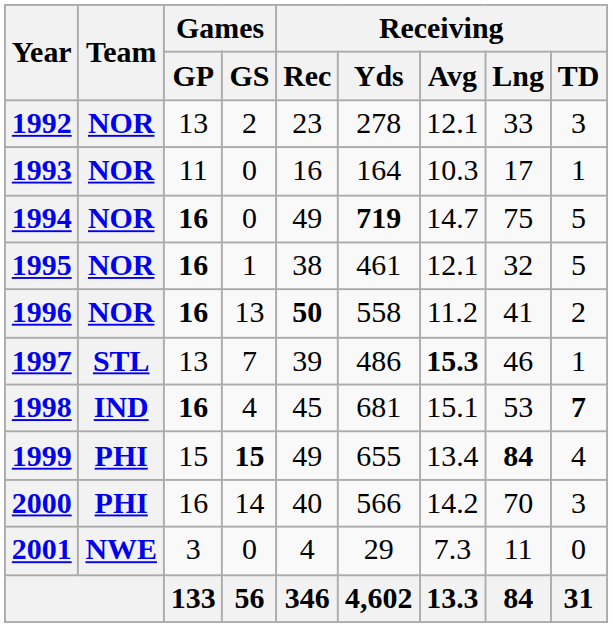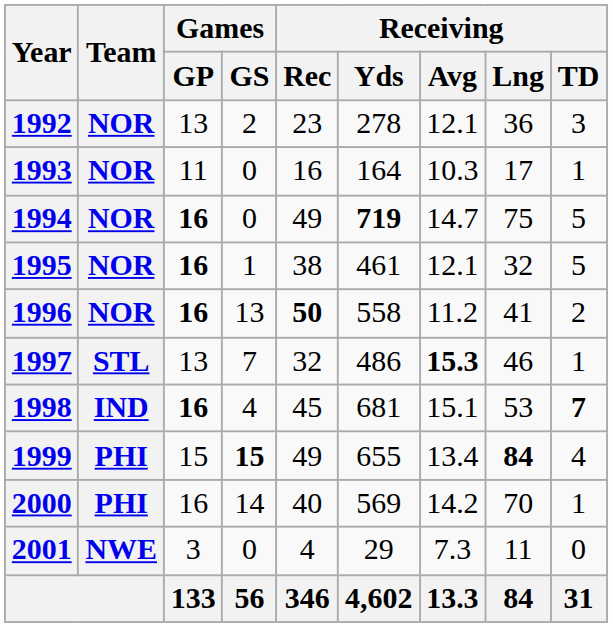(518, 123) 33 -> (518, 123) 36
(307, 360) 39 -> (307, 360) 32
(379, 502) 566 -> (379, 502) 569
(578, 502) 3 -> (578, 502) 1
